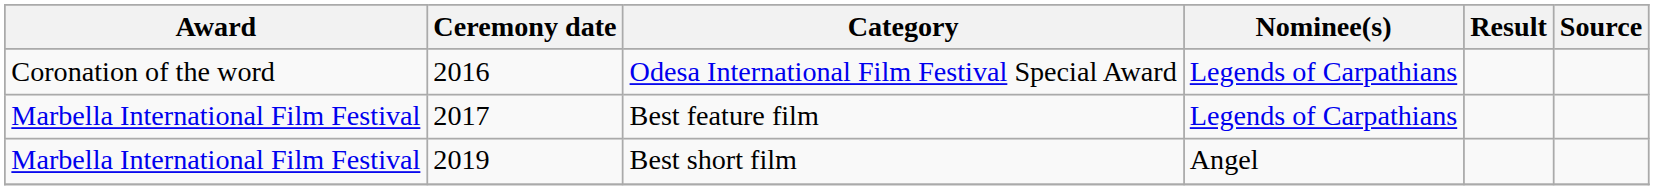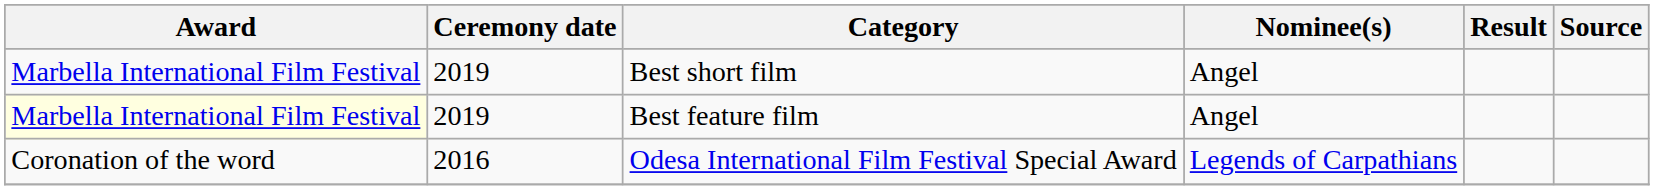rows swapped: (903, 71) <-> (713, 160)
(216, 116) no background -> (216, 116) lightyellow background
(462, 116) 2017 -> (462, 116) 2019
(1323, 116) Legends of Carpathians -> (1224, 116) Angel
